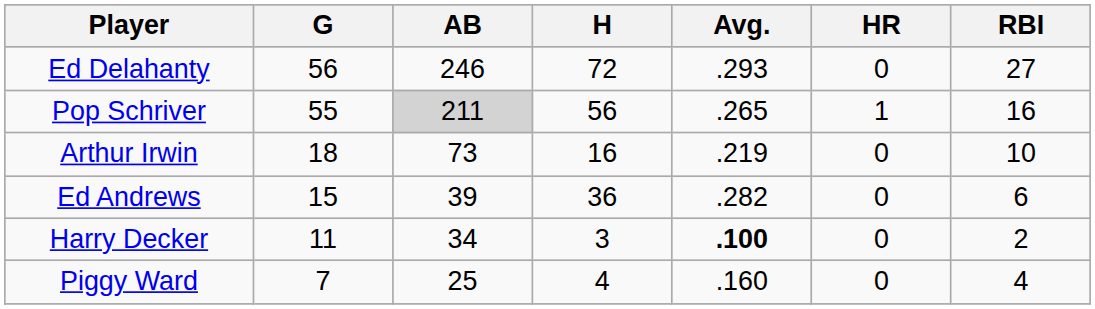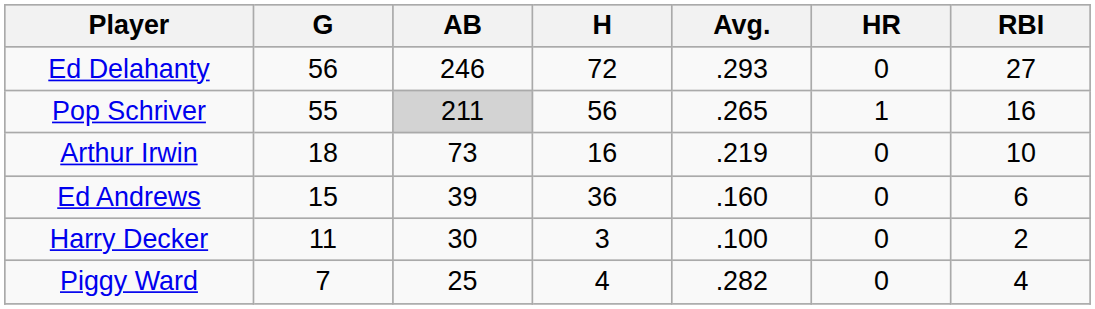(742, 196) .282 -> (742, 196) .160
(463, 238) 34 -> (463, 238) 30
(742, 238) bold -> (742, 238) normal
(742, 281) .160 -> (742, 281) .282
